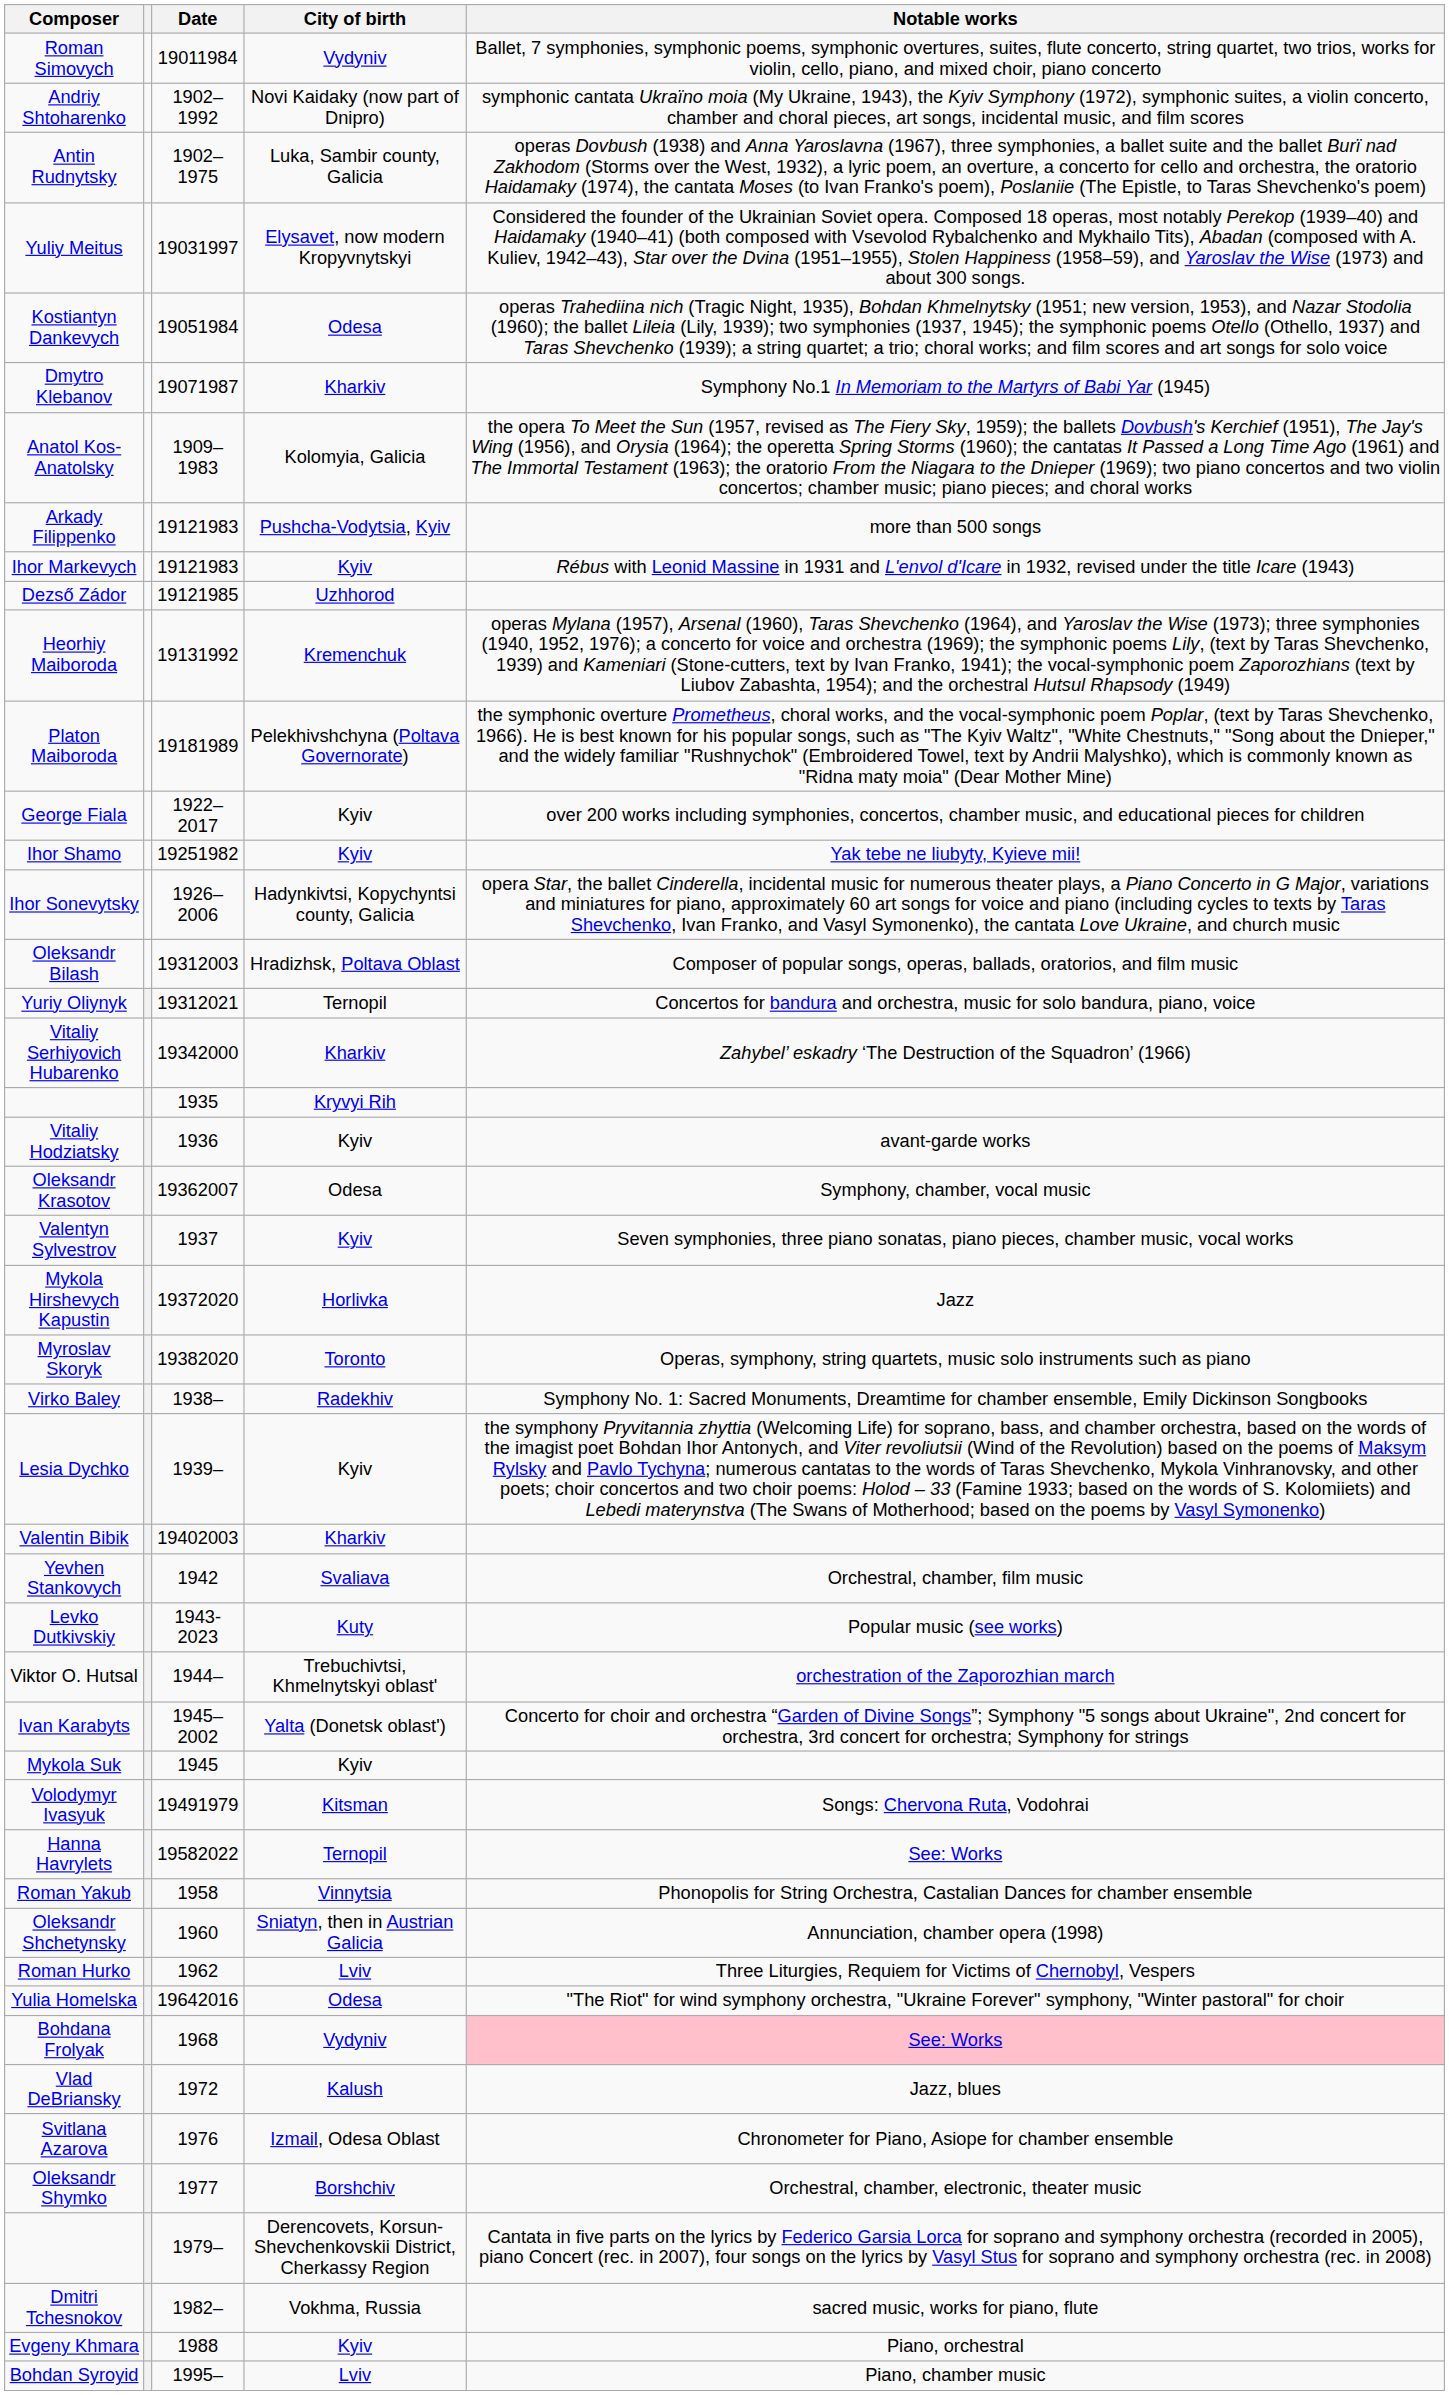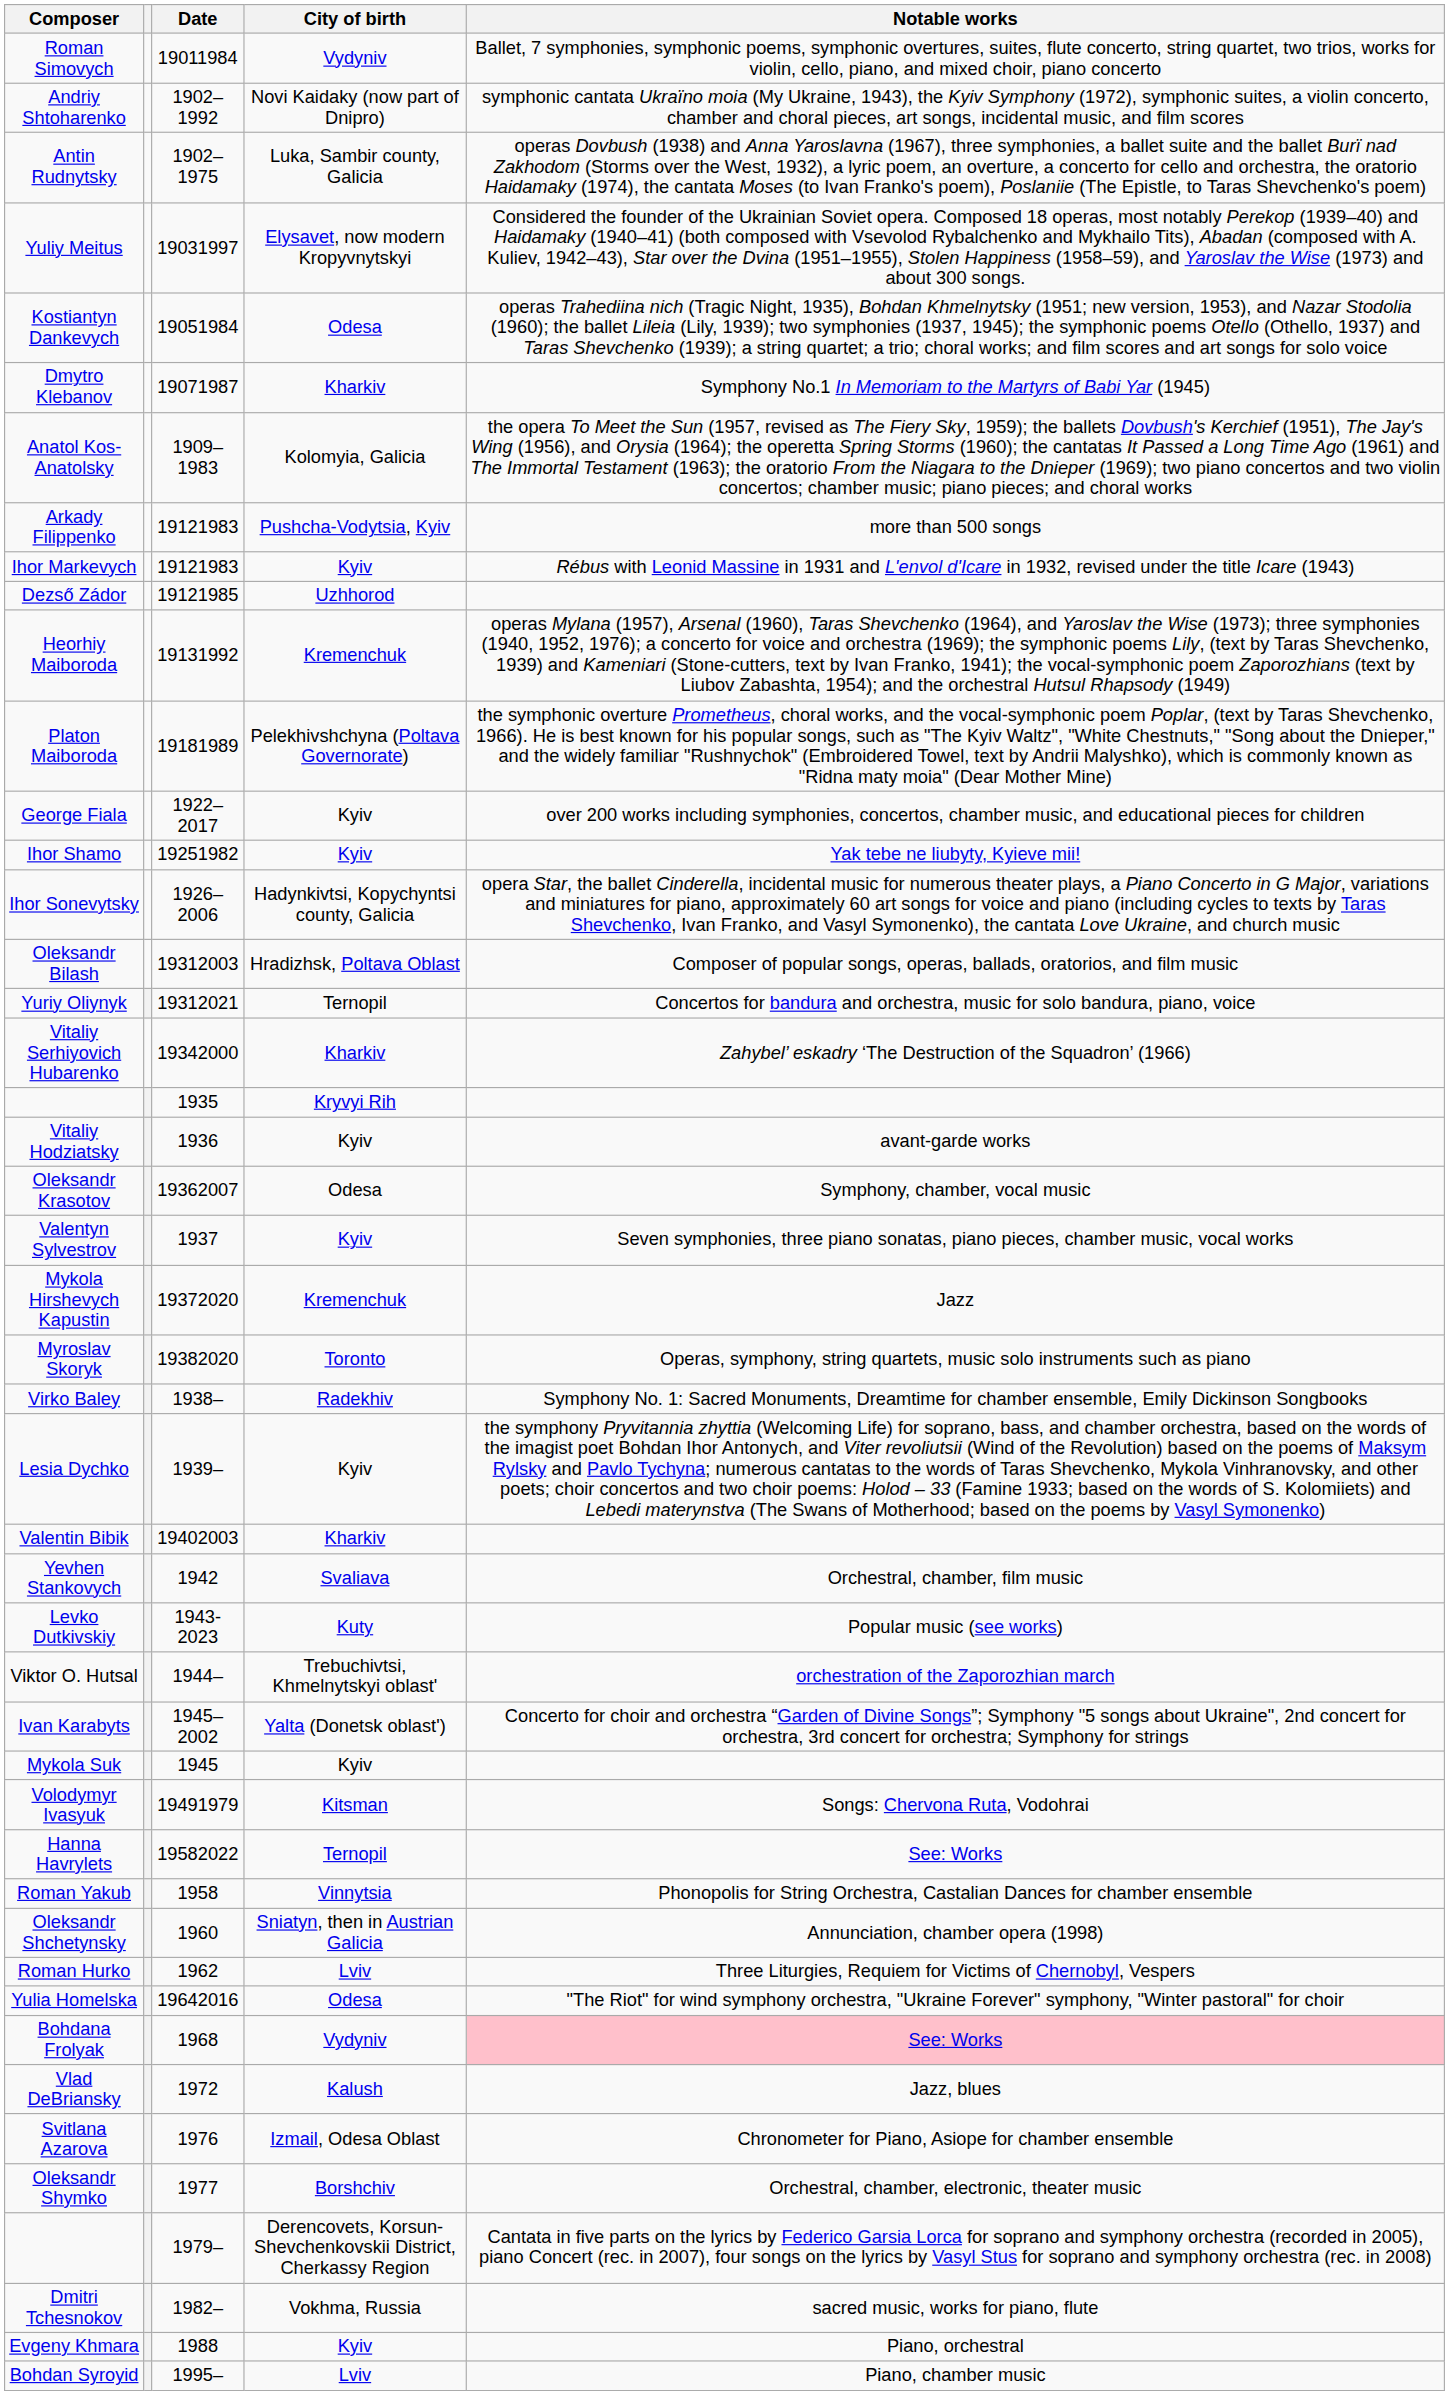(355, 1299) Horlivka -> (355, 1299) Kremenchuk
